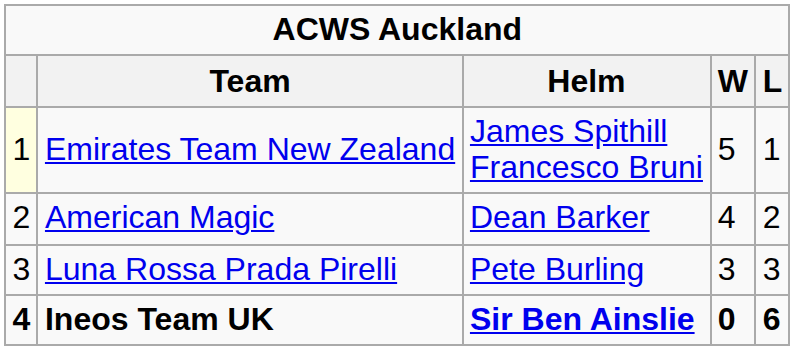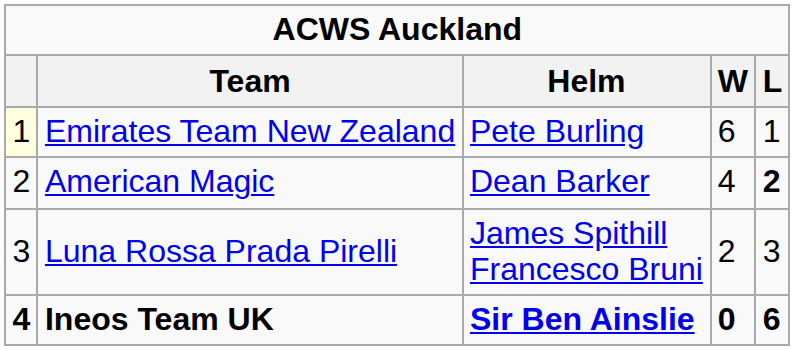(586, 149) James Spithill Francesco Bruni -> (557, 131) Pete Burling
(727, 149) 5 -> (727, 131) 6
(772, 218) normal -> (772, 182) bold
(557, 268) Pete Burling -> (586, 250) James Spithill Francesco Bruni
(727, 268) 3 -> (727, 250) 2
